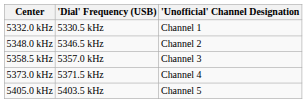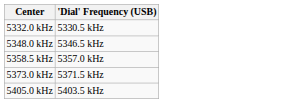- column: (230, 12)
